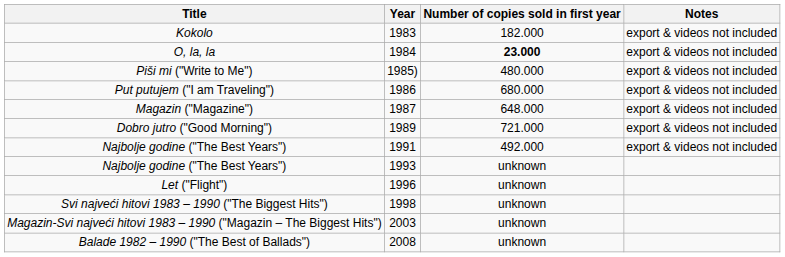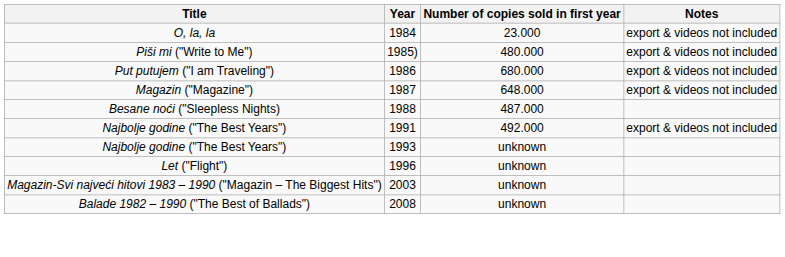- row: (194, 33)
(522, 52) bold -> (522, 33) normal
+ row: (194, 109)
- row: (194, 128)
- row: (194, 204)
